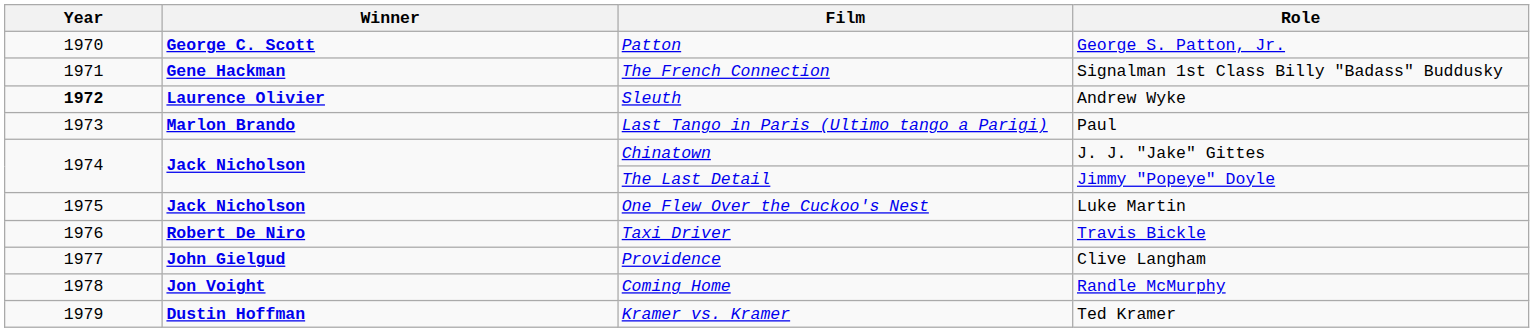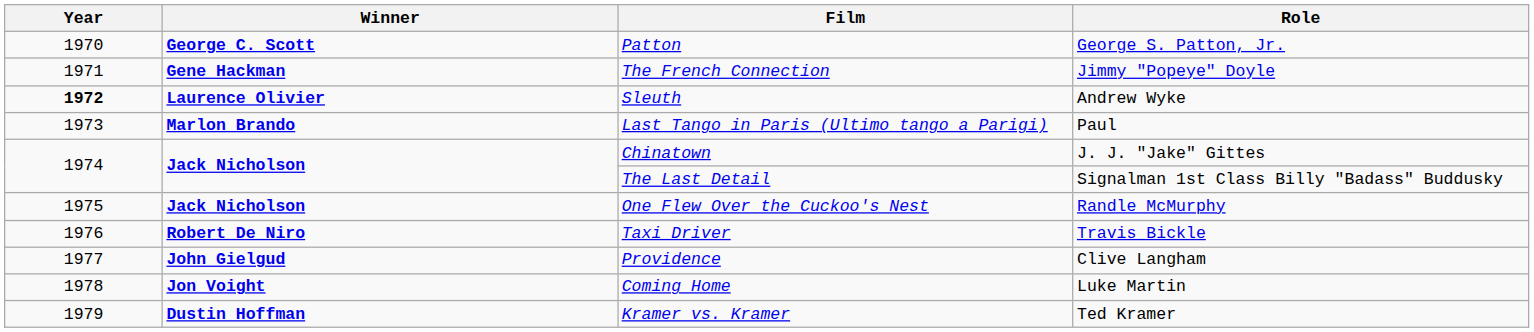(1290, 72) Signalman 1st Class Billy "Badass" Buddusky -> (1176, 72) Jimmy "Popeye" Doyle
(1176, 180) Jimmy "Popeye" Doyle -> (1290, 180) Signalman 1st Class Billy "Badass" Buddusky
(1131, 206) Luke Martin -> (1151, 206) Randle McMurphy
(1151, 287) Randle McMurphy -> (1131, 287) Luke Martin
